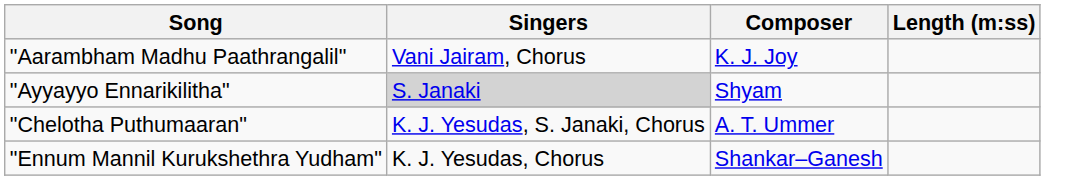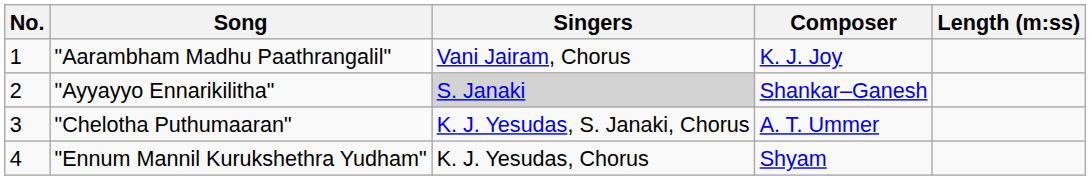+ column: (27, 22)
(748, 90) Shyam -> (844, 90) Shankar–Ganesh
(799, 159) Shankar–Ganesh -> (793, 159) Shyam
